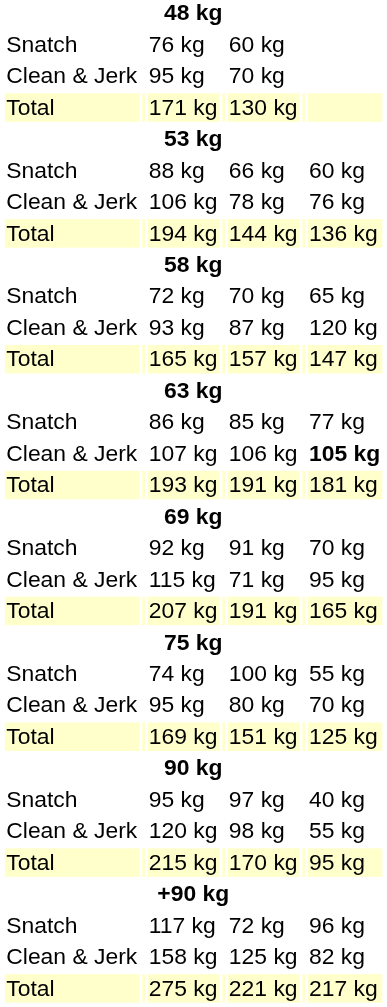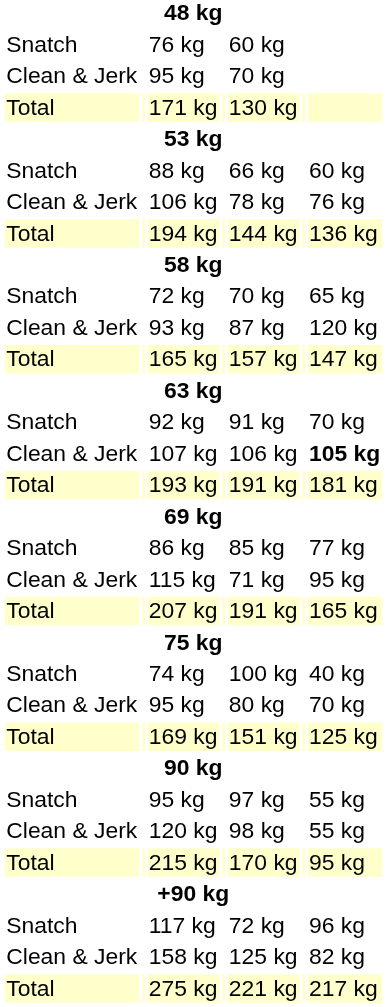rows swapped: (42, 421) <-> (42, 547)
(337, 673) 55 kg -> (337, 673) 40 kg
(337, 799) 40 kg -> (337, 799) 55 kg
